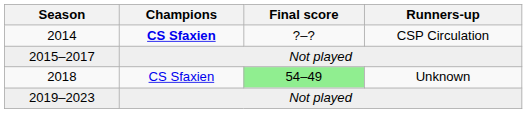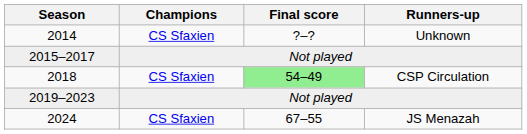(181, 35) bold -> (181, 35) normal
(443, 35) CSP Circulation -> (443, 35) Unknown
(443, 77) Unknown -> (443, 77) CSP Circulation
+ row: (62, 118)
